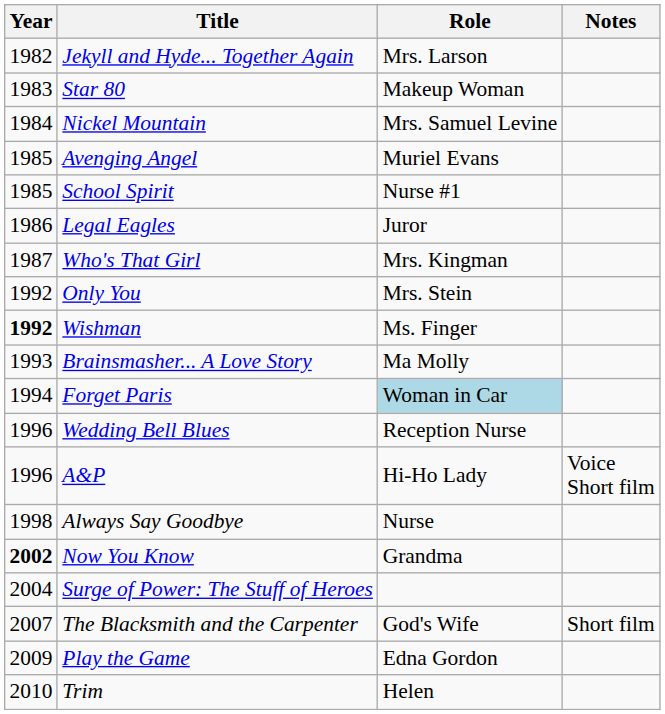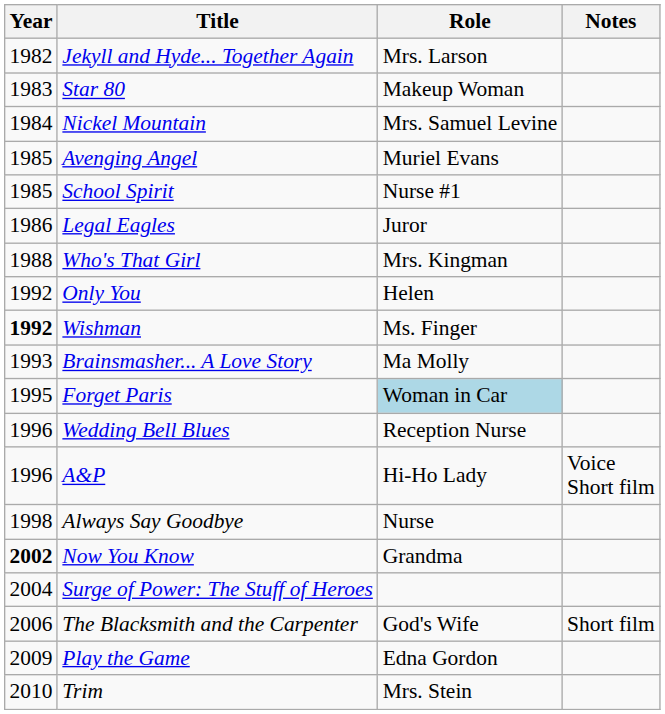(31, 259) 1987 -> (31, 259) 1988
(427, 293) Mrs. Stein -> (408, 293) Helen
(31, 395) 1994 -> (31, 395) 1995
(31, 623) 2007 -> (31, 623) 2006
(408, 691) Helen -> (427, 691) Mrs. Stein
